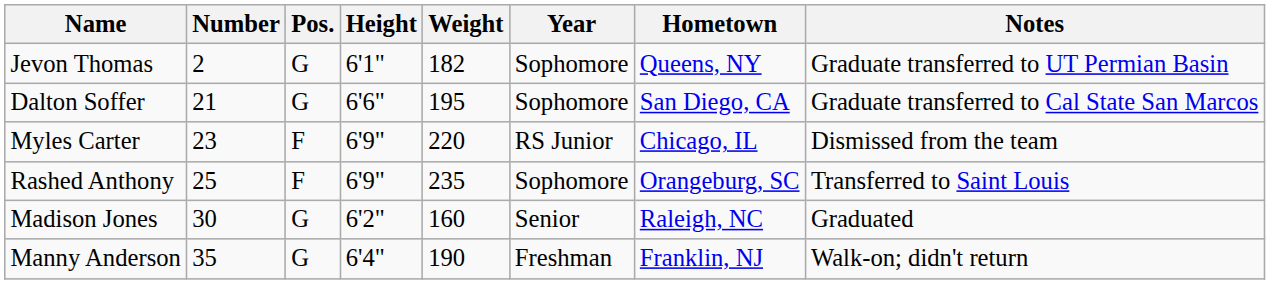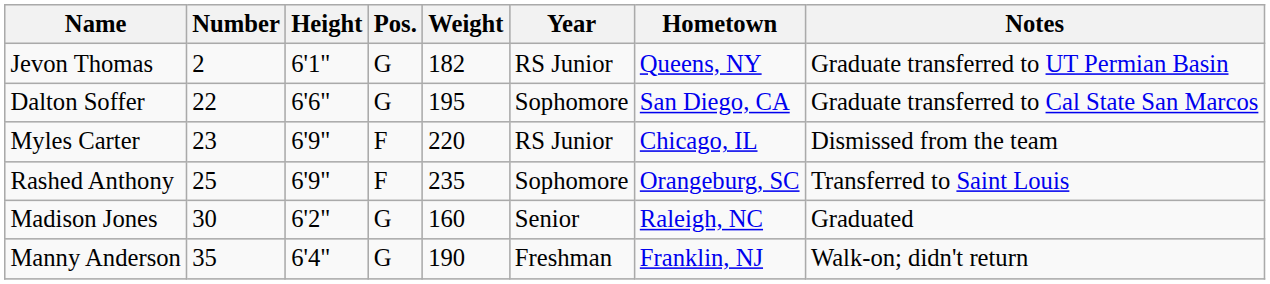columns swapped: (313, 24) <-> (381, 24)
(572, 63) Sophomore -> (564, 63) RS Junior
(205, 102) 21 -> (205, 102) 22
